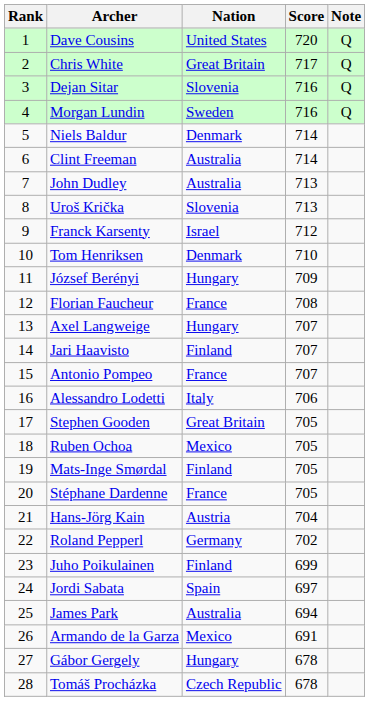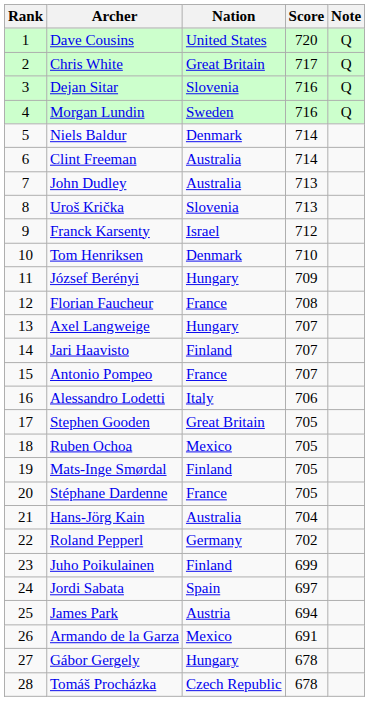(208, 517) Austria -> (214, 517) Australia
(214, 612) Australia -> (208, 612) Austria
